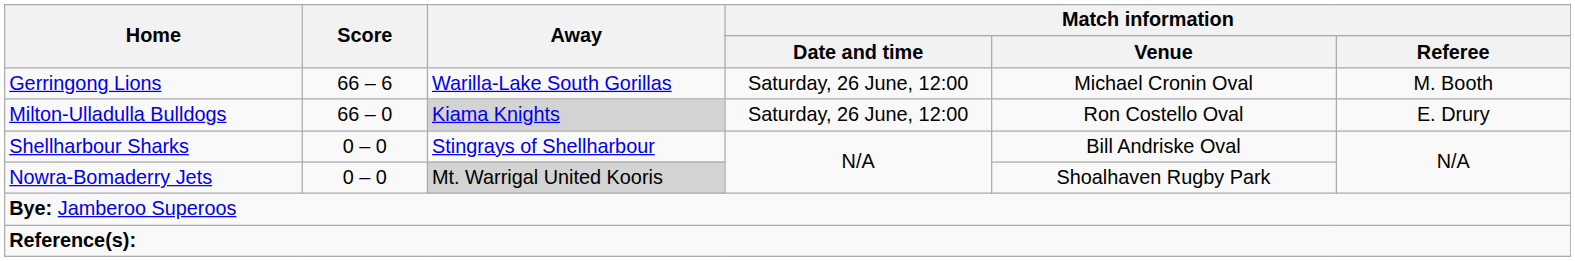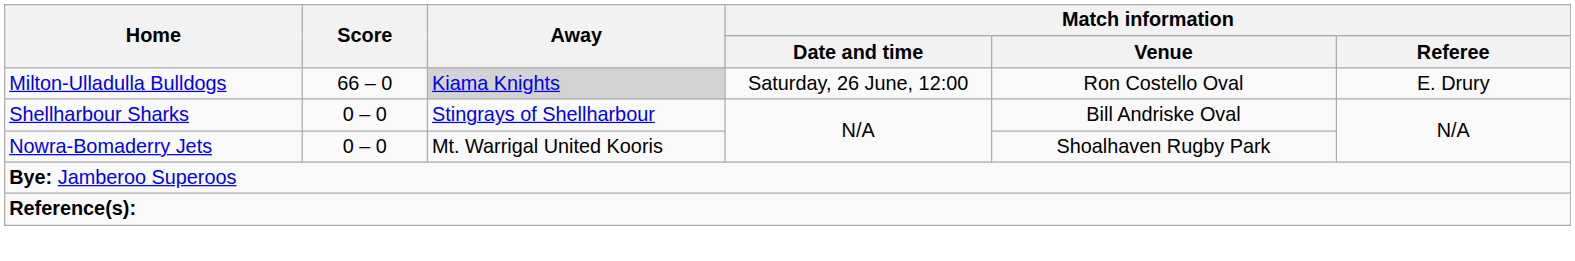- row: (85, 83)
(547, 177) lightgrey background -> (547, 146) no background
